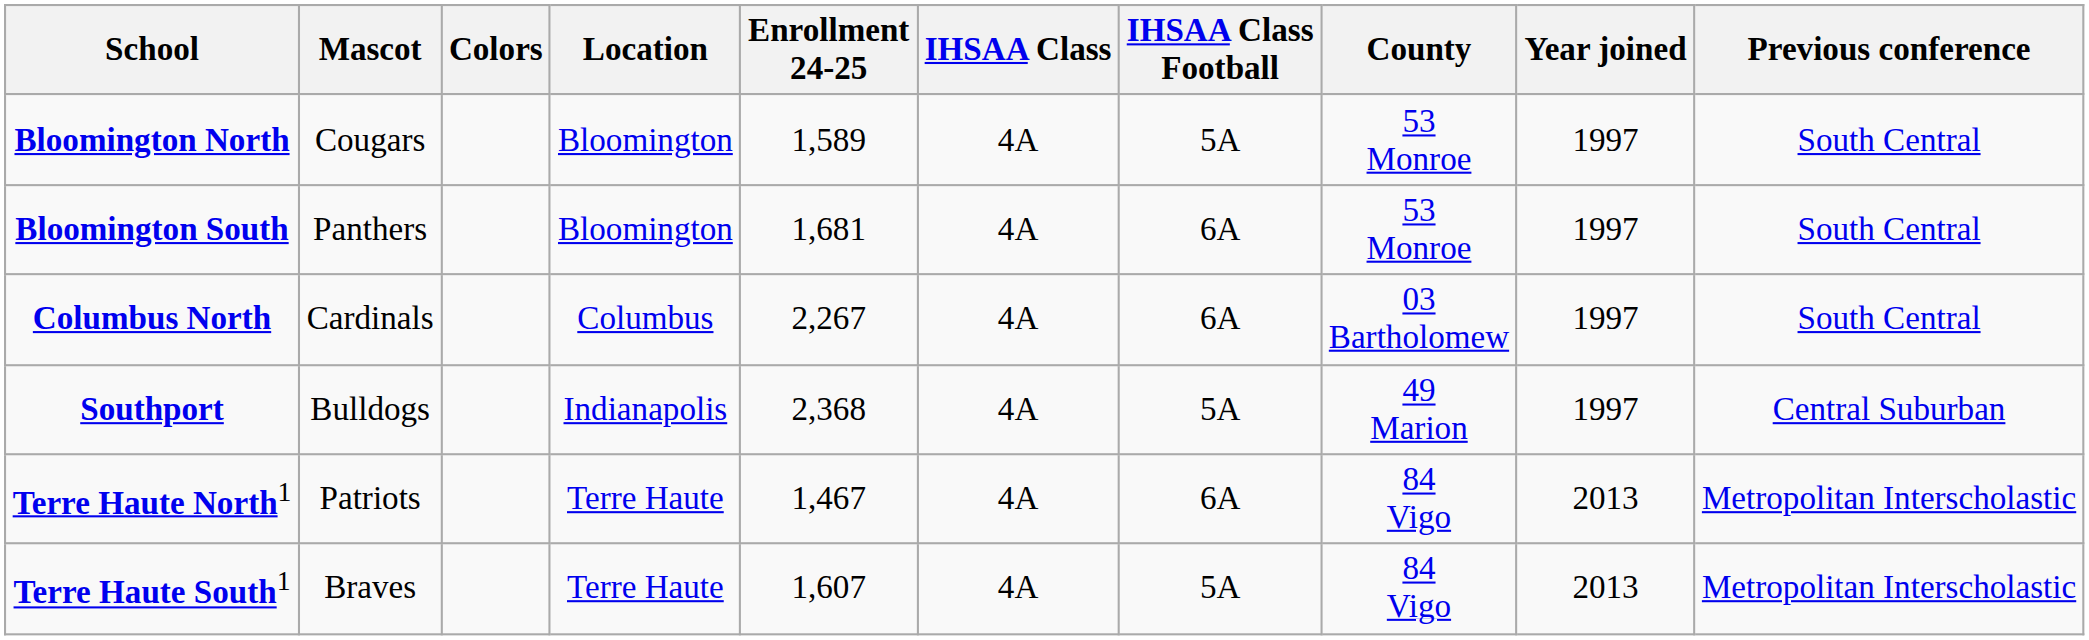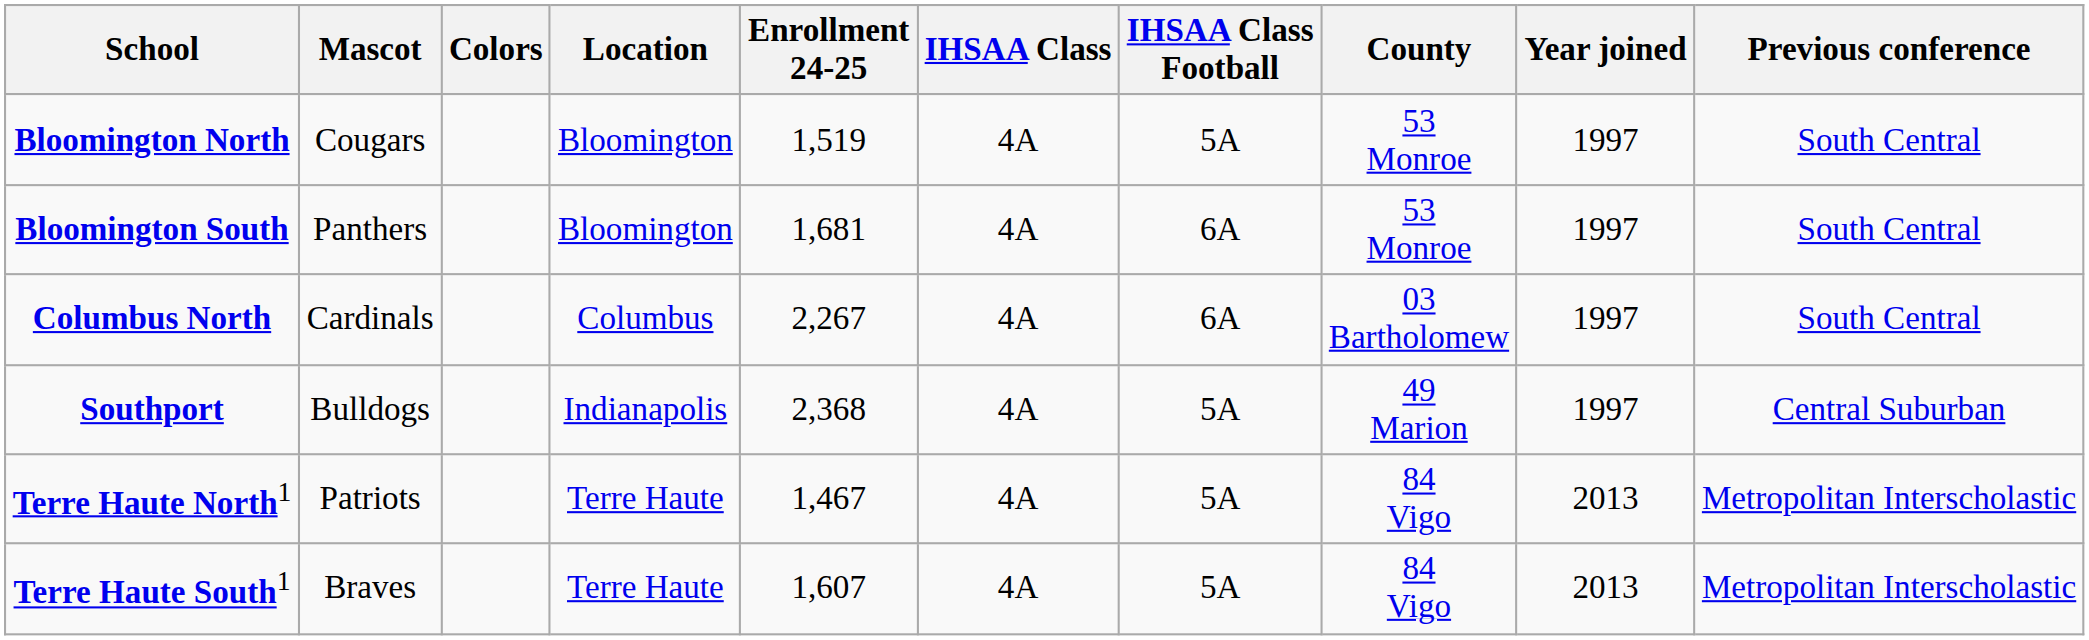(829, 139) 1,589 -> (829, 139) 1,519
(1220, 498) 6A -> (1220, 498) 5A
